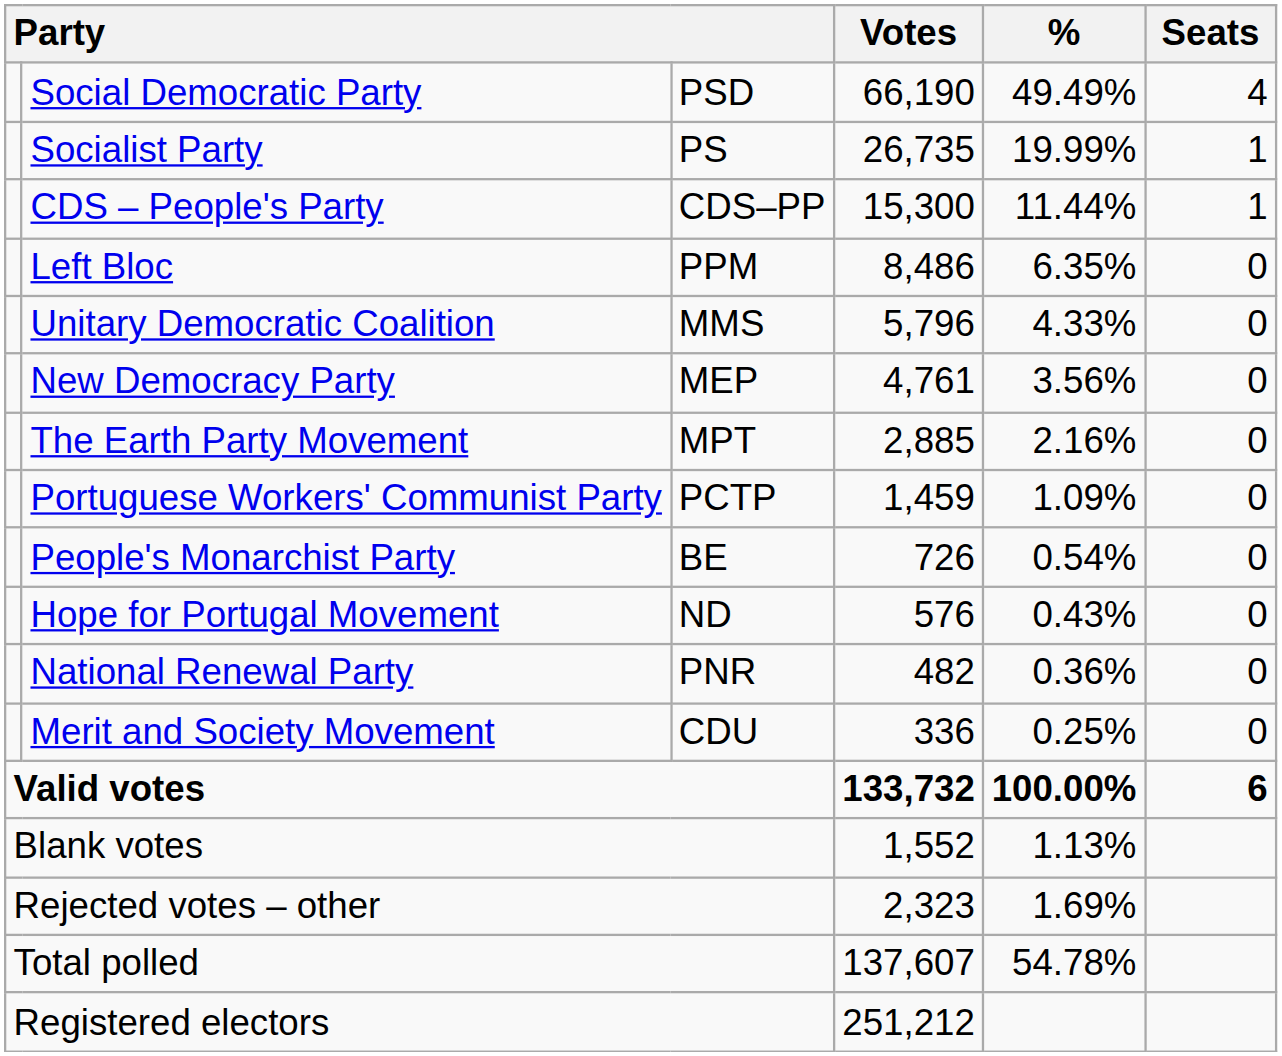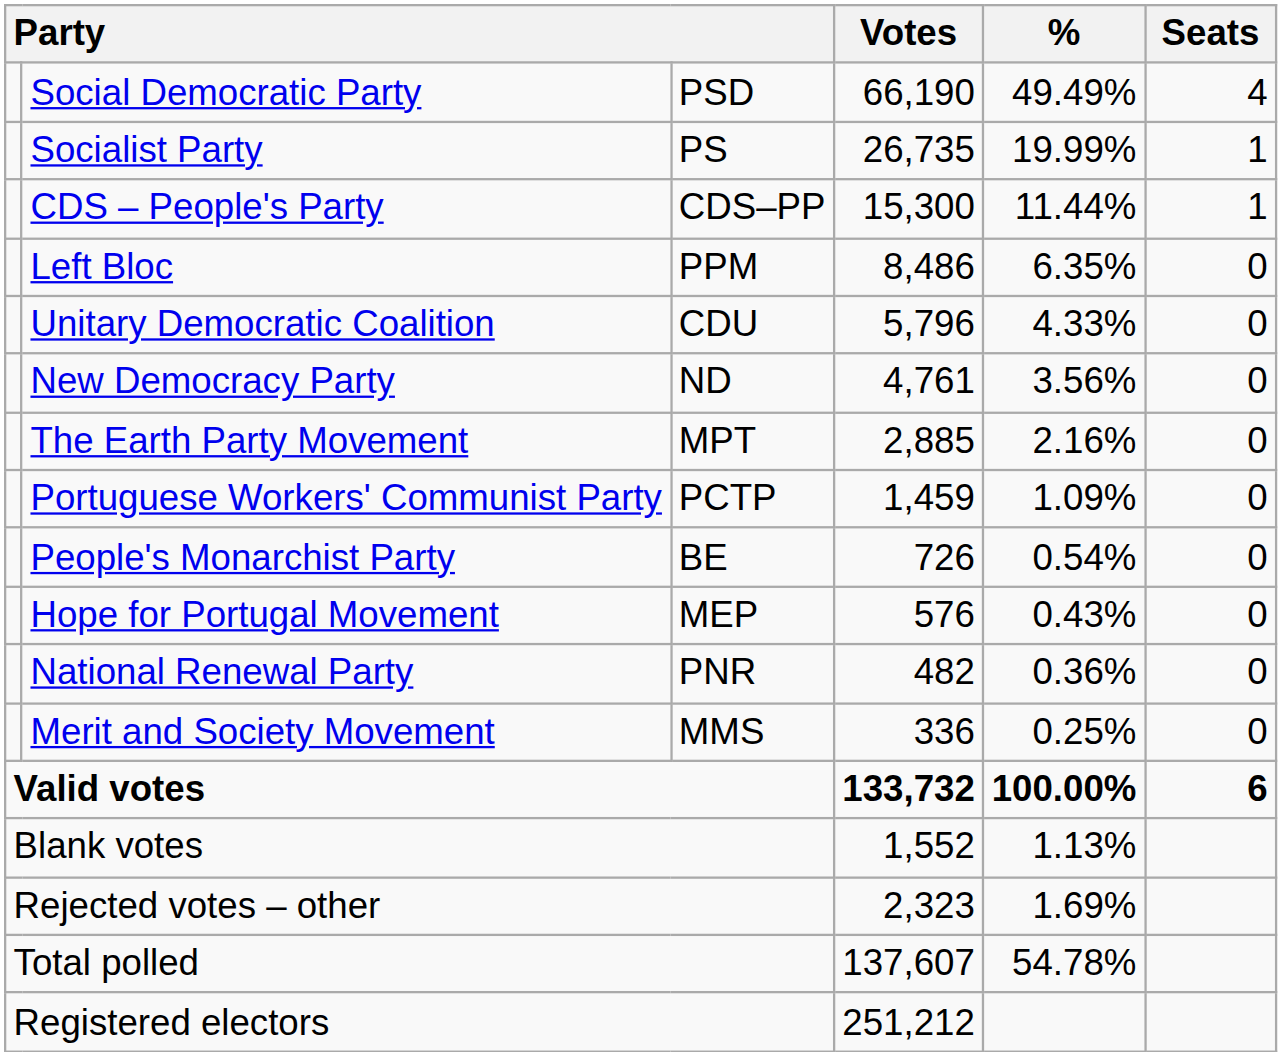(722, 324) MMS -> (719, 324) CDU
(719, 382) MEP -> (705, 382) ND
(705, 614) ND -> (719, 614) MEP
(719, 730) CDU -> (722, 730) MMS
